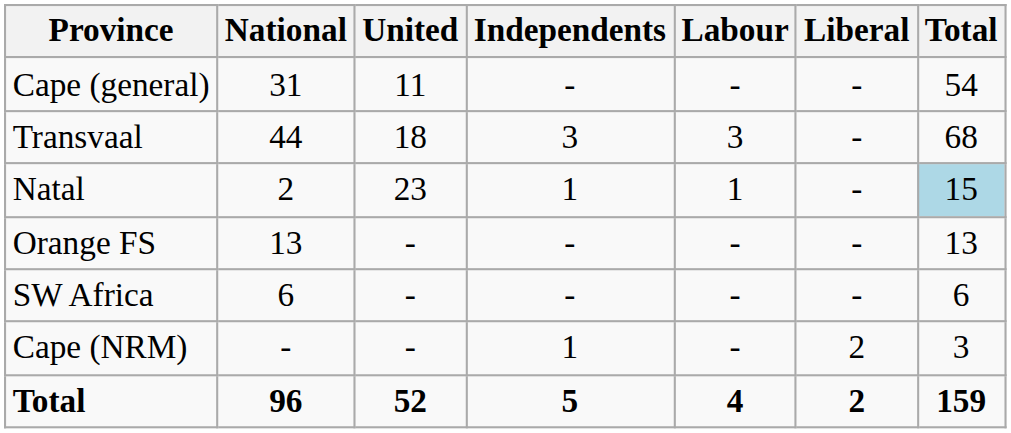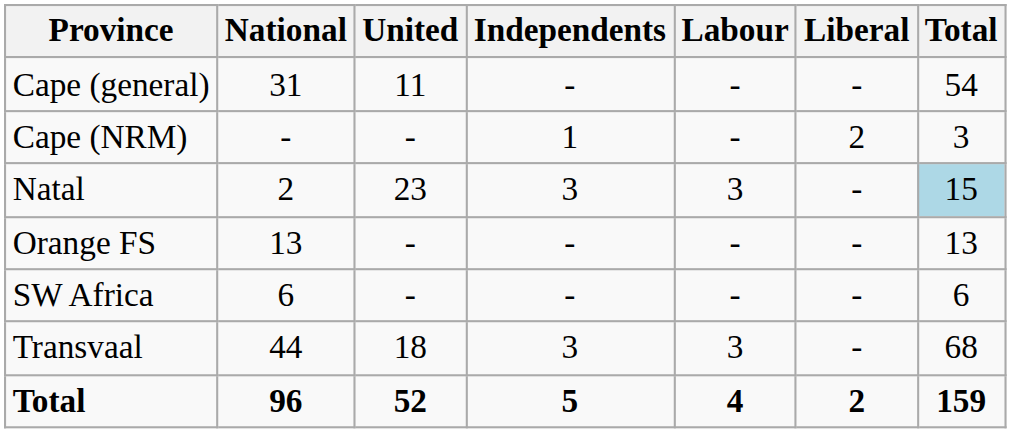rows swapped: (100, 347) <-> (78, 136)
(570, 189) 1 -> (570, 189) 3
(735, 189) 1 -> (735, 189) 3
